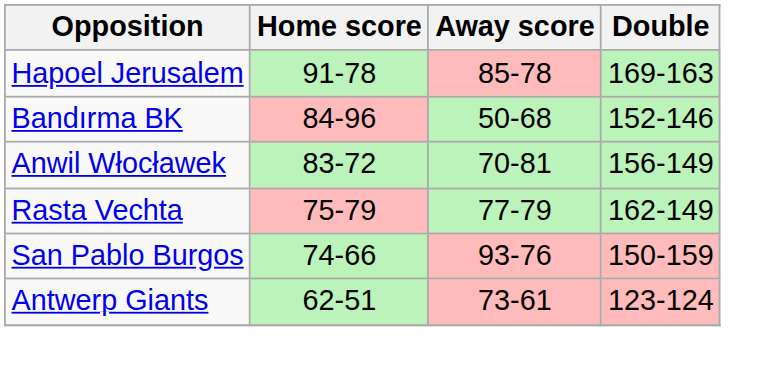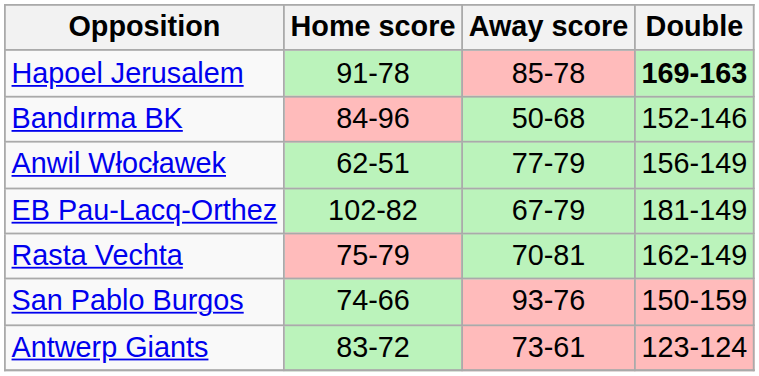(661, 73) normal -> (694, 73) bold
(339, 164) 83-72 -> (373, 164) 62-51
(515, 164) 70-81 -> (548, 164) 77-79
+ row: (144, 210)
(515, 210) 77-79 -> (548, 255) 70-81
(339, 301) 62-51 -> (373, 347) 83-72
